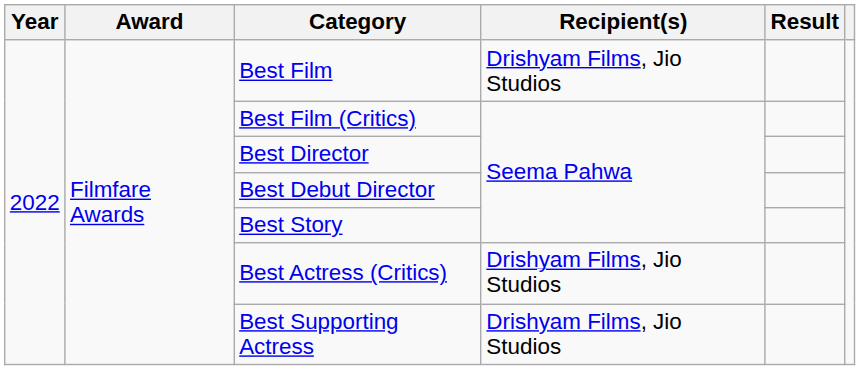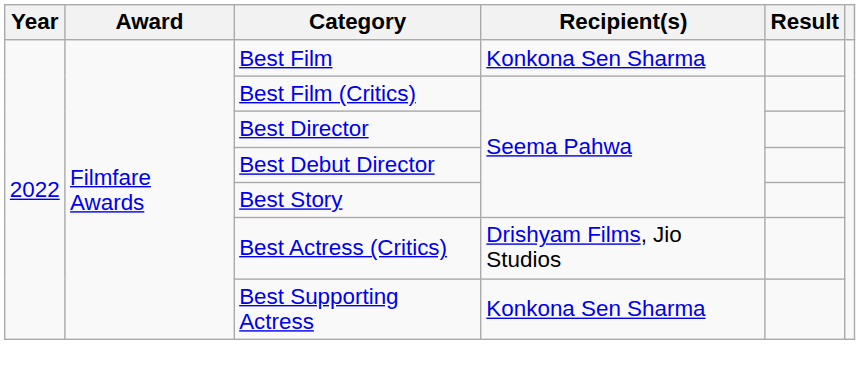(584, 70) Drishyam Films, Jio Studios -> (596, 57) Konkona Sen Sharma
(584, 333) Drishyam Films, Jio Studios -> (596, 308) Konkona Sen Sharma
